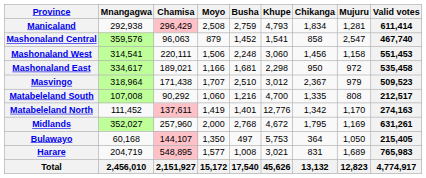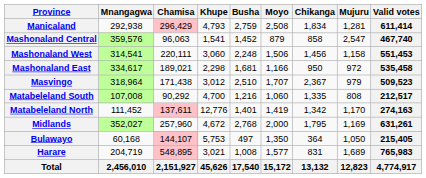columns swapped: (277, 12) <-> (214, 12)
